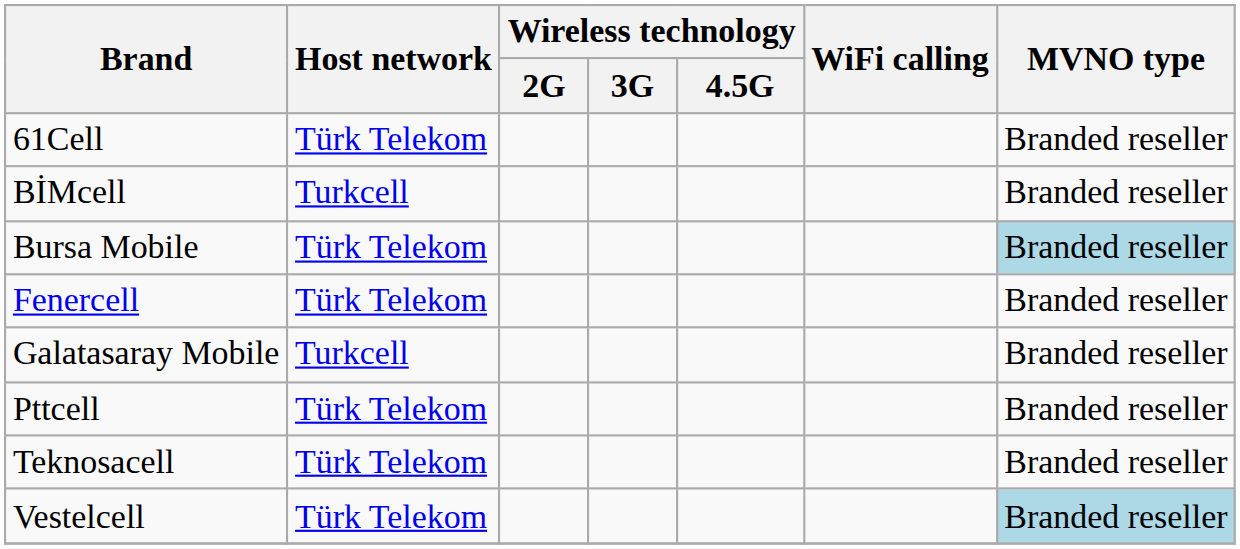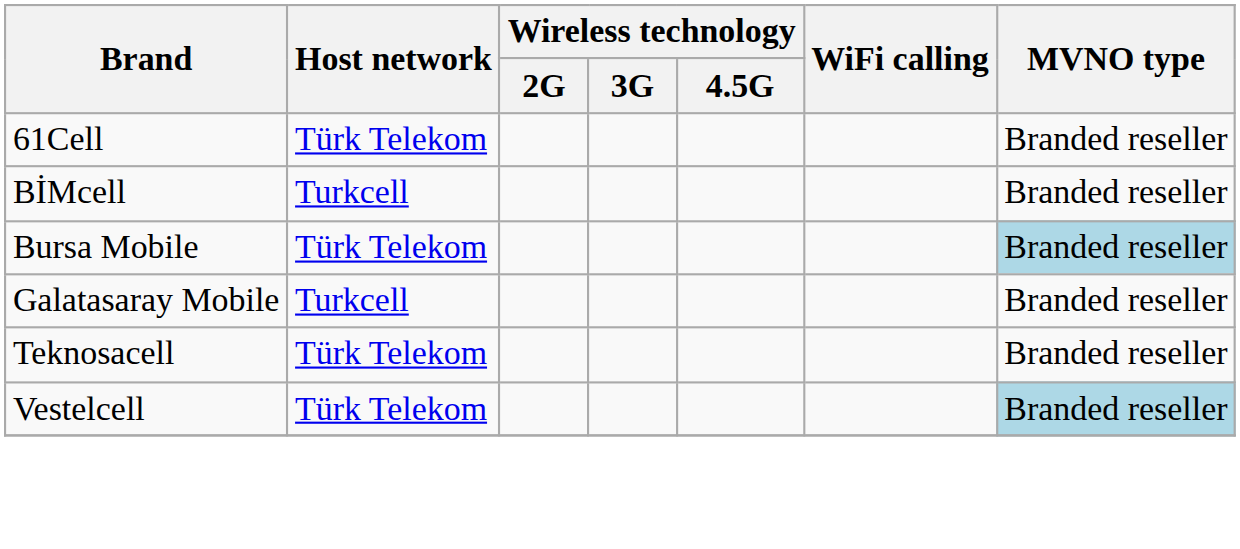- row: (76, 300)
- row: (56, 407)
